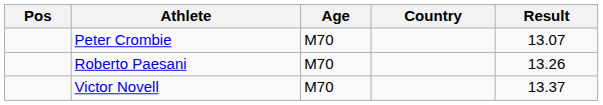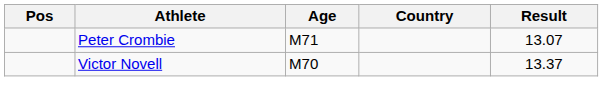(319, 40) M70 -> (304, 40) M71
- row: (131, 64)
